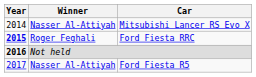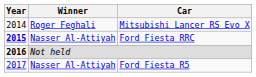(73, 25) Nasser Al-Attiyah -> (63, 25) Roger Feghali
(63, 38) Roger Feghali -> (73, 38) Nasser Al-Attiyah
